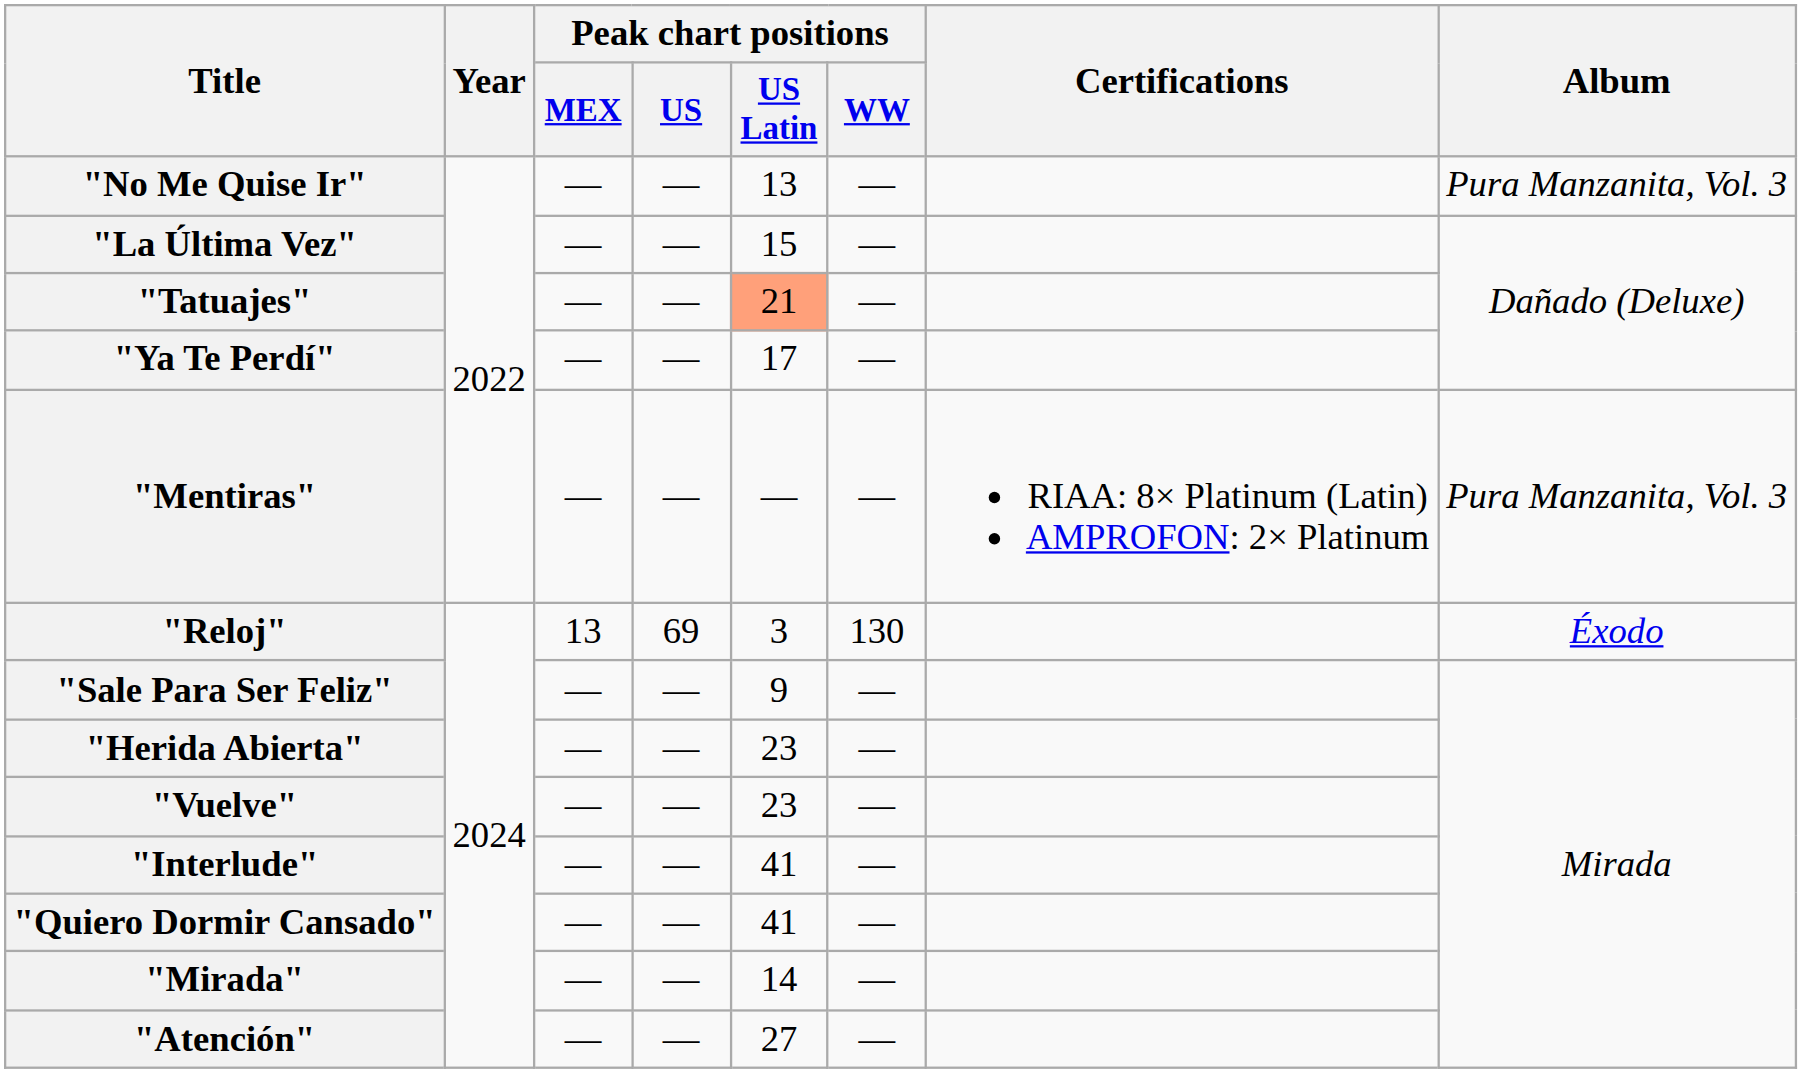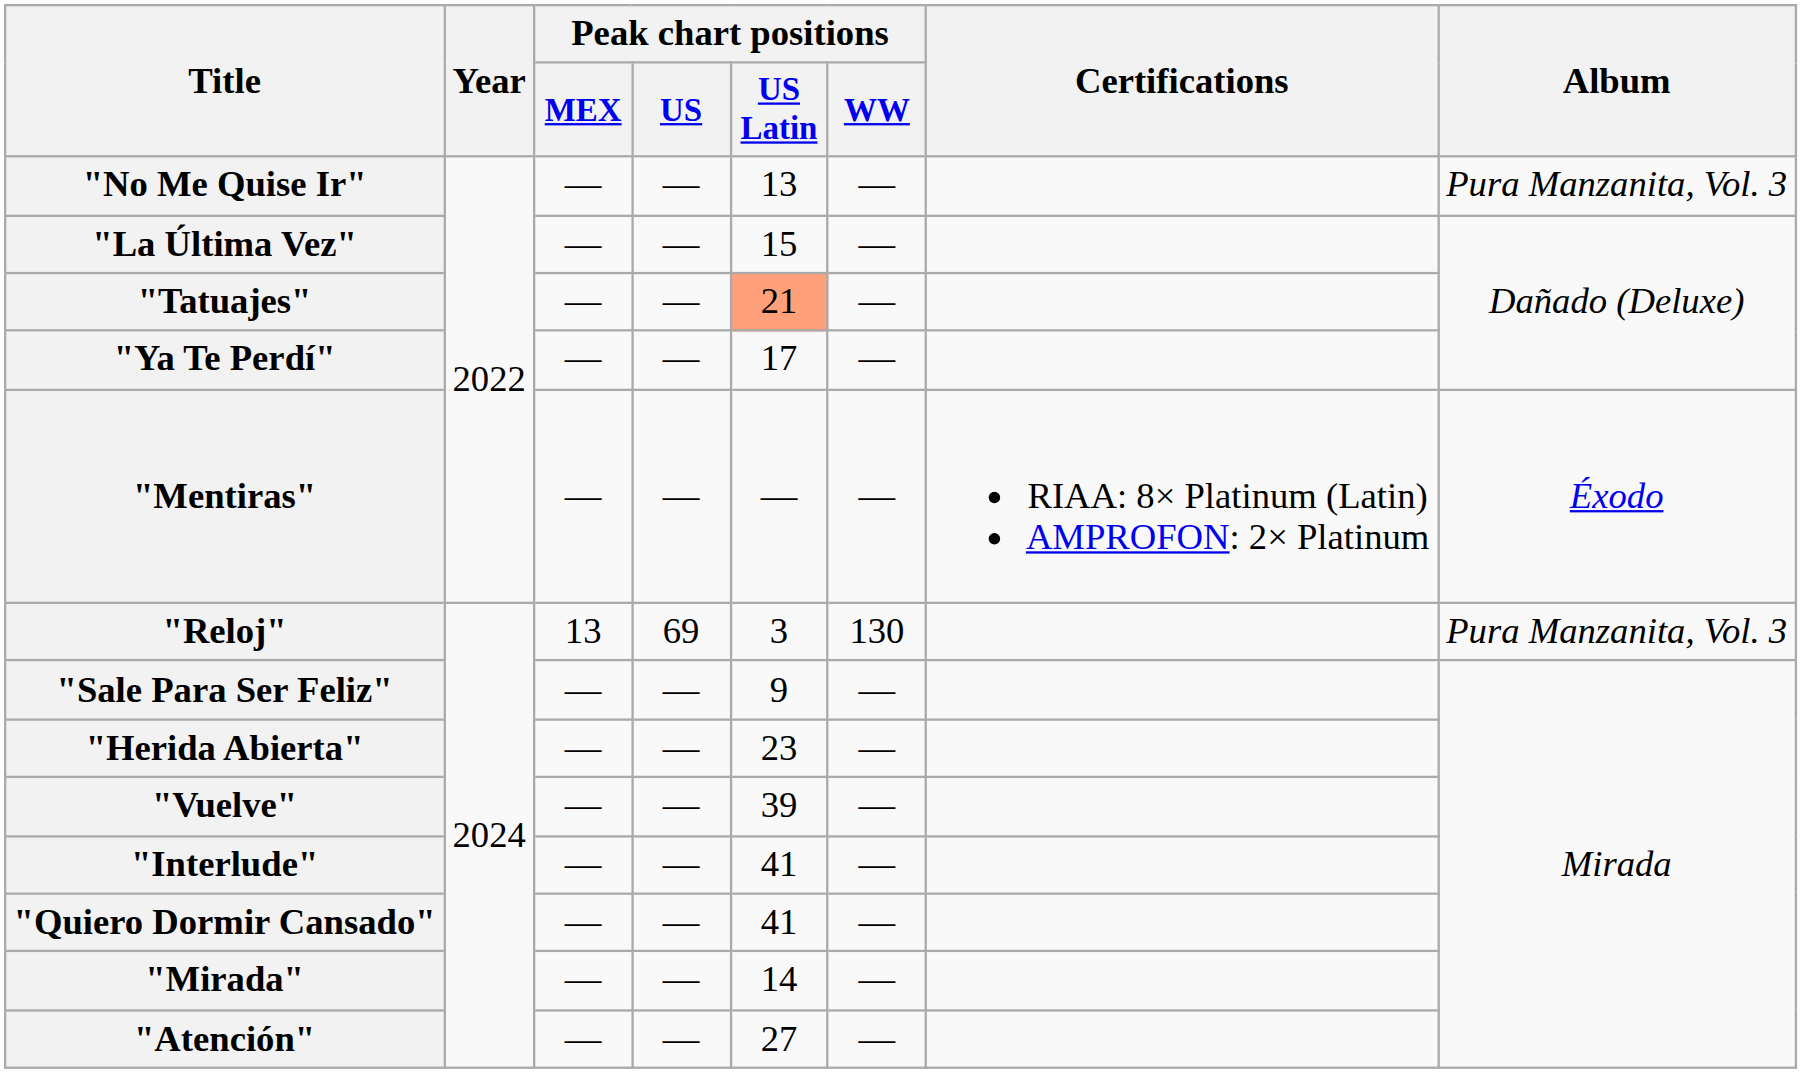(1617, 495) Pura Manzanita, Vol. 3 -> (1617, 495) Éxodo
(1617, 631) Éxodo -> (1617, 631) Pura Manzanita, Vol. 3
(779, 805) 23 -> (779, 805) 39
